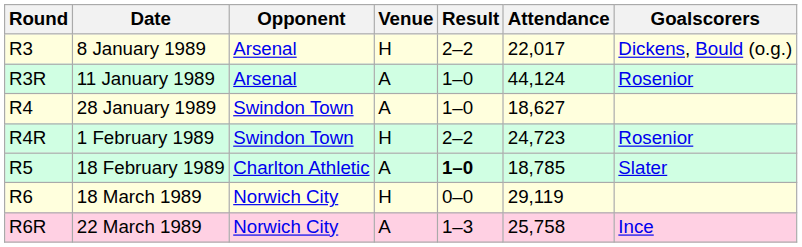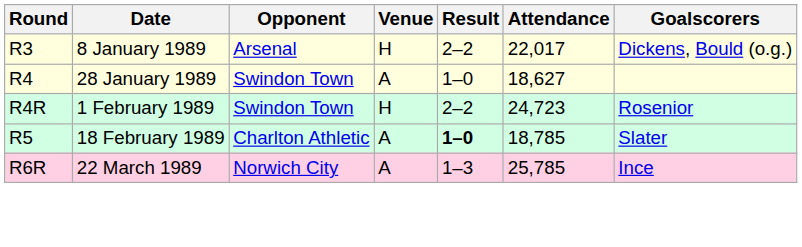- row: (146, 78)
- row: (139, 197)
(536, 227) 25,758 -> (536, 167) 25,785
